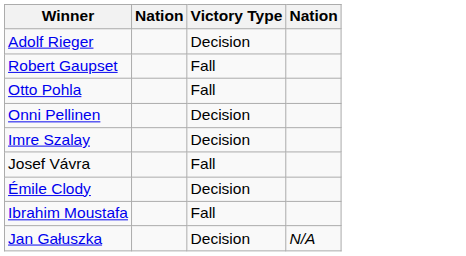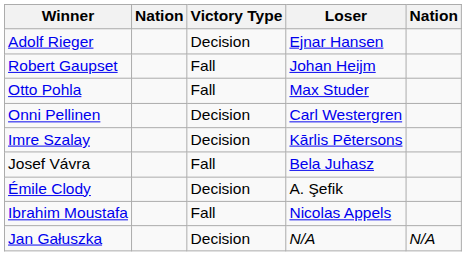+ column: (346, 16)
